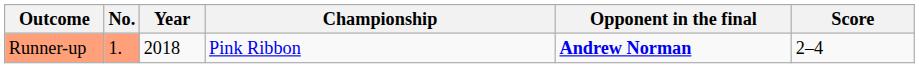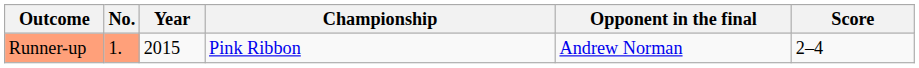(162, 47) 2018 -> (162, 47) 2015
(625, 47) bold -> (621, 47) normal
